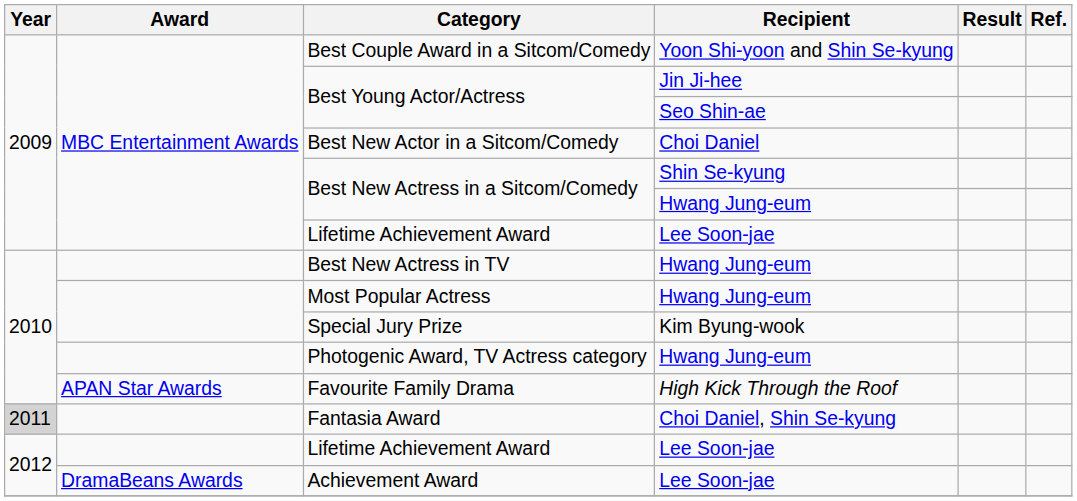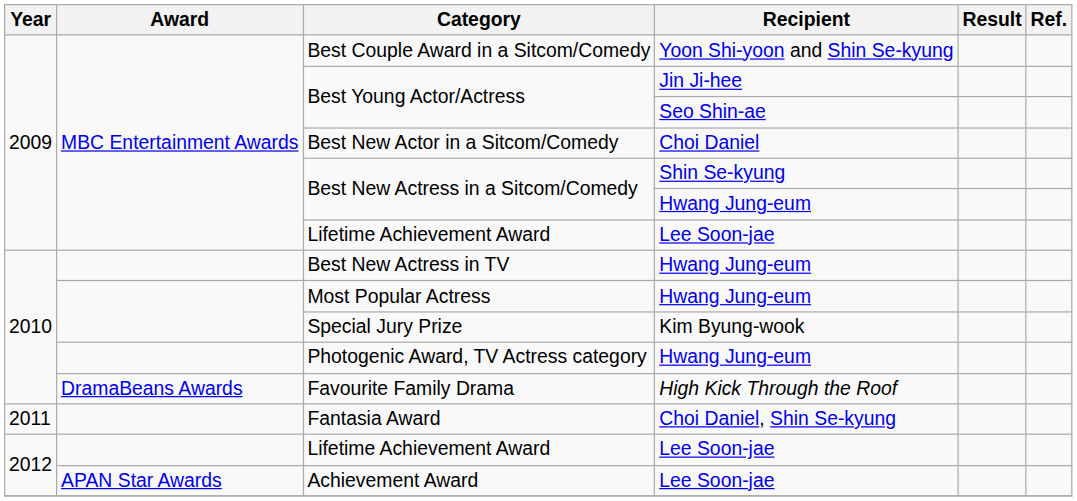(141, 388) APAN Star Awards -> (152, 388) DramaBeans Awards
(30, 419) lightgrey background -> (30, 419) no background
(152, 480) DramaBeans Awards -> (141, 480) APAN Star Awards
